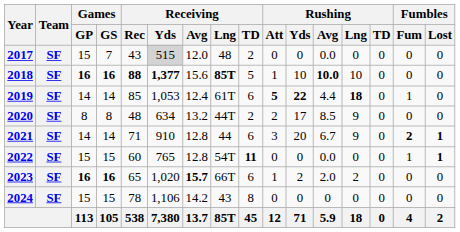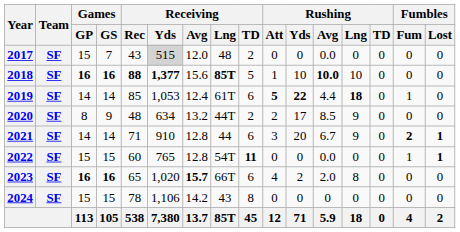(109, 116) 8 -> (109, 116) 9
(274, 177) 1 -> (274, 177) 4
(356, 177) 2 -> (356, 177) 8
